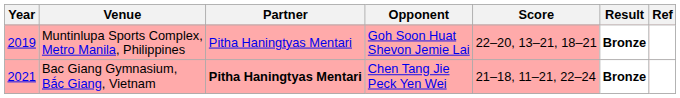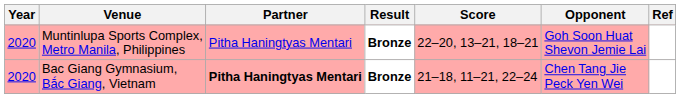columns swapped: (419, 15) <-> (624, 15)
(22, 42) 2019 -> (22, 42) 2020
(22, 77) 2021 -> (22, 77) 2020
